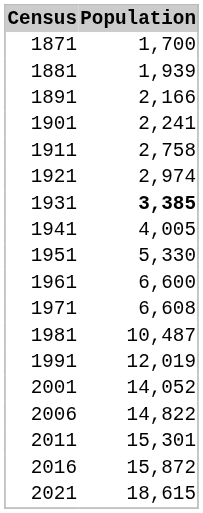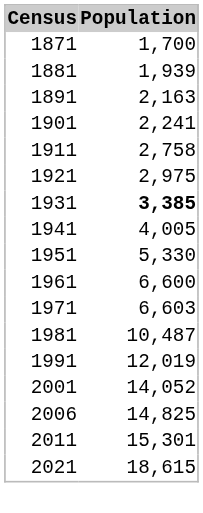(167, 98) 2,166 -> (167, 98) 2,163
(167, 177) 2,974 -> (167, 177) 2,975
(167, 309) 6,608 -> (167, 309) 6,603
(161, 415) 14,822 -> (161, 415) 14,825
- row: (54, 468)
